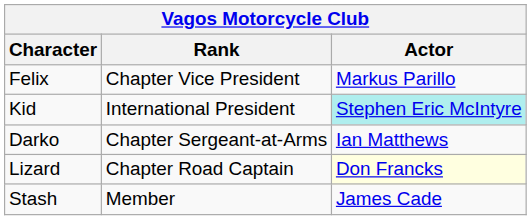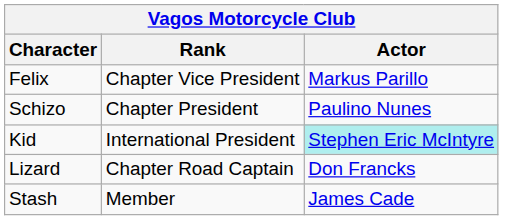+ row: (37, 109)
- row: (34, 139)
(389, 169) lightyellow background -> (362, 169) no background
